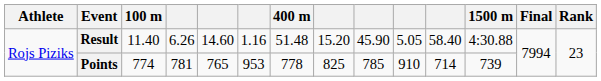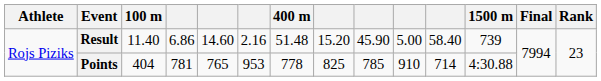(182, 40) 6.26 -> (182, 40) 6.86
(254, 40) 1.16 -> (254, 40) 2.16
(409, 40) 5.05 -> (409, 40) 5.00
(491, 40) 4:30.88 -> (491, 40) 739
(143, 64) 774 -> (143, 64) 404
(491, 64) 739 -> (491, 64) 4:30.88
